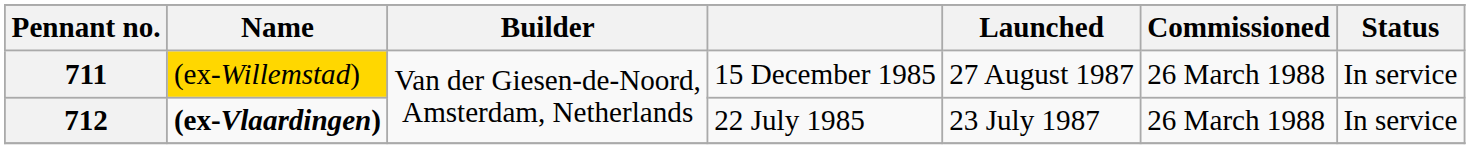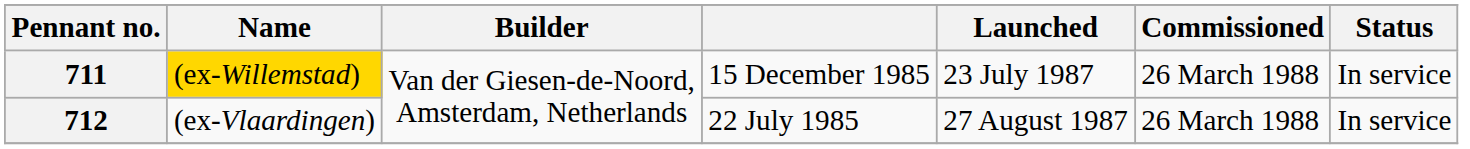(1042, 73) 27 August 1987 -> (1019, 73) 23 July 1987
(277, 119) bold -> (274, 119) normal
(1025, 119) 23 July 1987 -> (1036, 119) 27 August 1987
